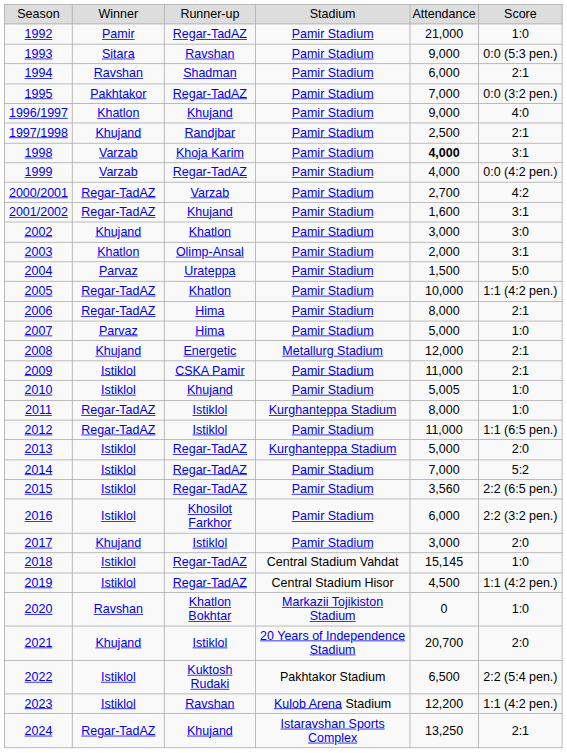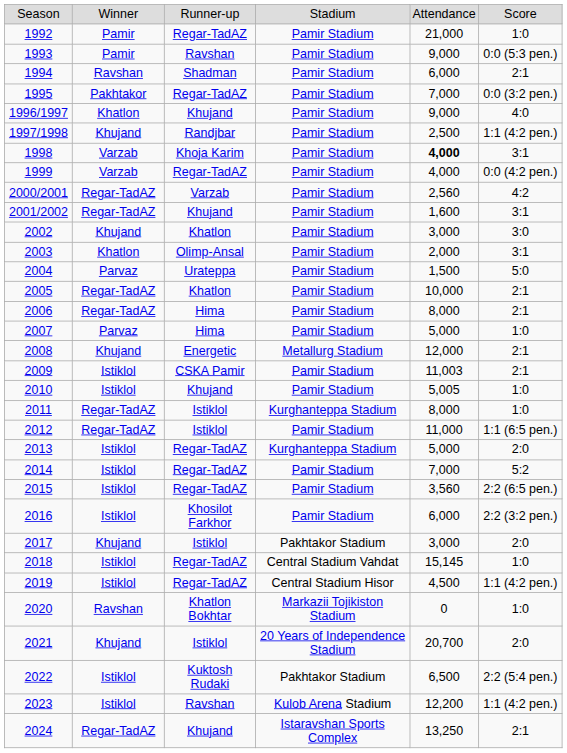(118, 53) Sitara -> (118, 53) Pamir
(520, 133) 2:1 -> (520, 133) 1:1 (4:2 pen.)
(444, 192) 2,700 -> (444, 192) 2,560
(520, 291) 1:1 (4:2 pen.) -> (520, 291) 2:1
(444, 370) 11,000 -> (444, 370) 11,003
(333, 543) Pamir Stadium -> (333, 543) Pakhtakor Stadium
